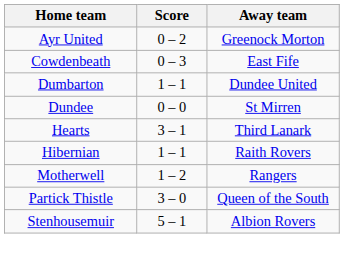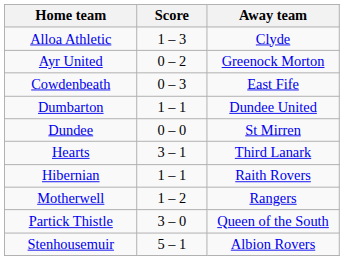+ row: (71, 38)
